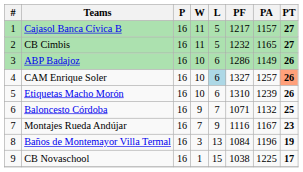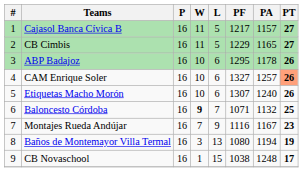(239, 45) 1232 -> (239, 45) 1229
(239, 61) 1286 -> (239, 61) 1295
(267, 61) 1149 -> (267, 61) 1178
(217, 77) lightblue background -> (217, 77) no background
(239, 93) 1310 -> (239, 93) 1307
(267, 93) 1239 -> (267, 93) 1240
(200, 110) normal -> (200, 110) bold
(239, 142) 1084 -> (239, 142) 1080
(267, 142) 1196 -> (267, 142) 1194
(267, 158) 1225 -> (267, 158) 1248
